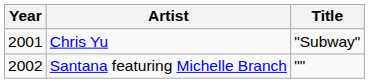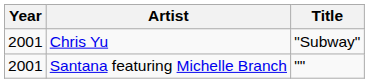(25, 66) 2002 -> (25, 66) 2001
